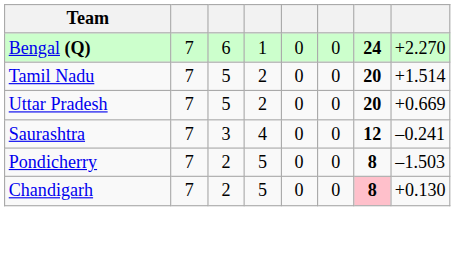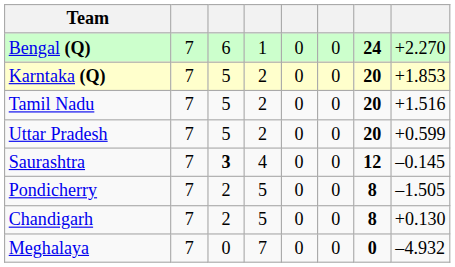+ row: (57, 76)
(420, 76) +1.514 -> (420, 104) +1.516
(420, 104) +0.669 -> (420, 133) +0.599
(226, 133) normal -> (226, 162) bold
(420, 133) –0.241 -> (420, 162) –0.145
(420, 162) –1.503 -> (420, 190) –1.505
(372, 190) pink background -> (372, 219) no background
+ row: (49, 248)
